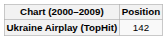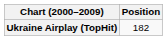(141, 27) 142 -> (141, 27) 182
